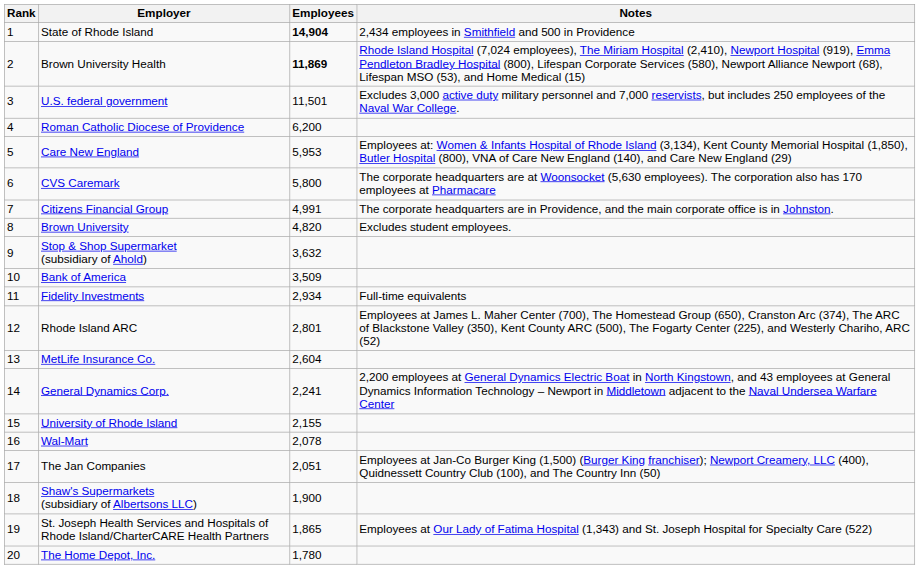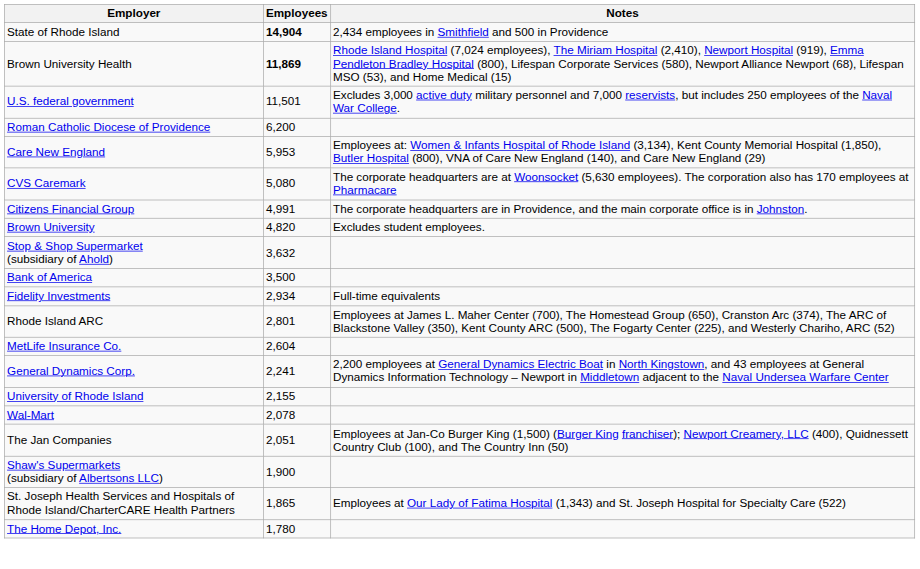- column: (21, 13)
(307, 184) 5,800 -> (281, 184) 5,080
(307, 277) 3,509 -> (281, 277) 3,500
